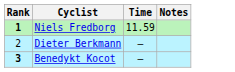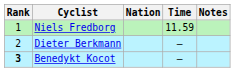+ column: (143, 12)
(18, 28) bold -> (18, 28) normal
